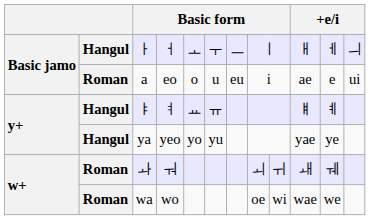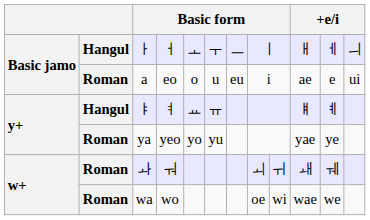(106, 139) Hangul -> (106, 139) Roman
